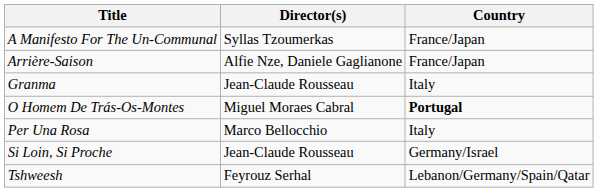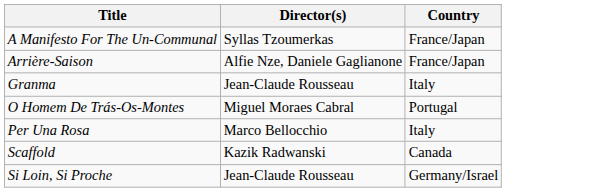(436, 107) bold -> (433, 107) normal
+ row: (31, 152)
- row: (35, 175)
